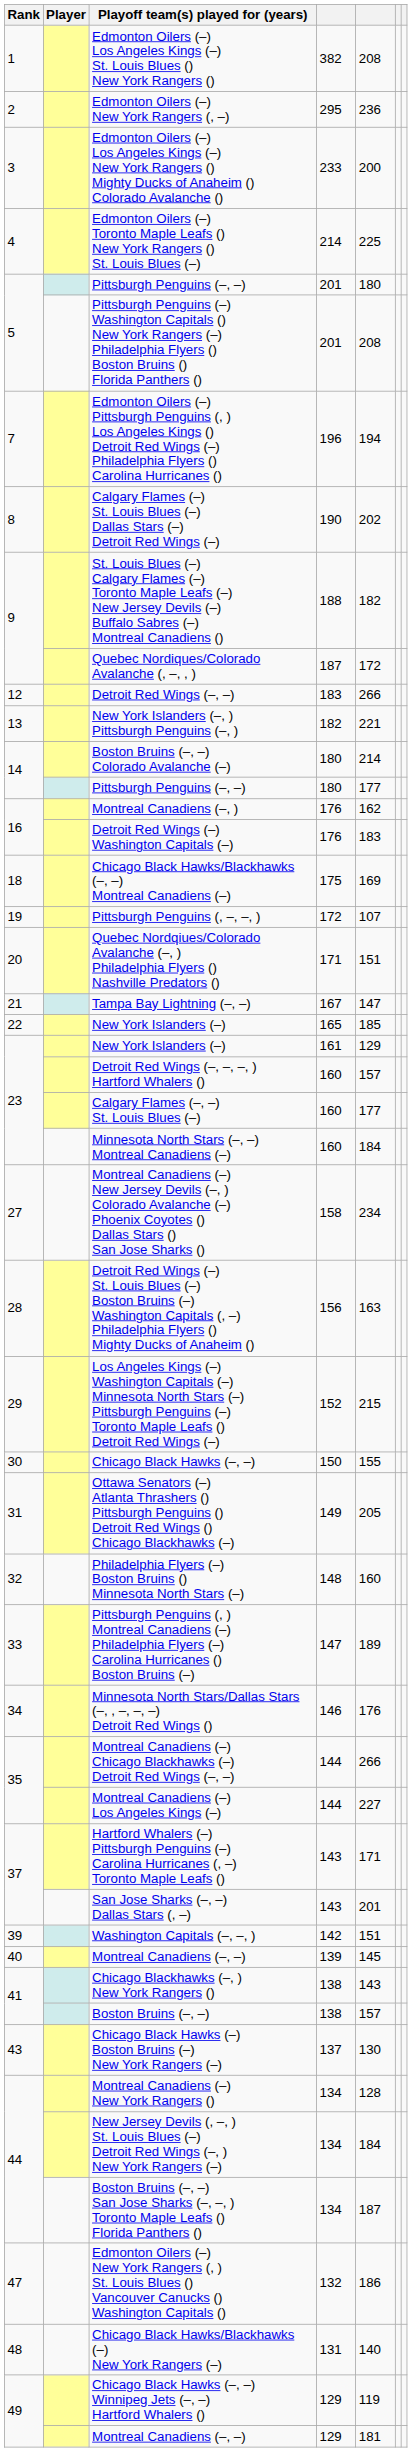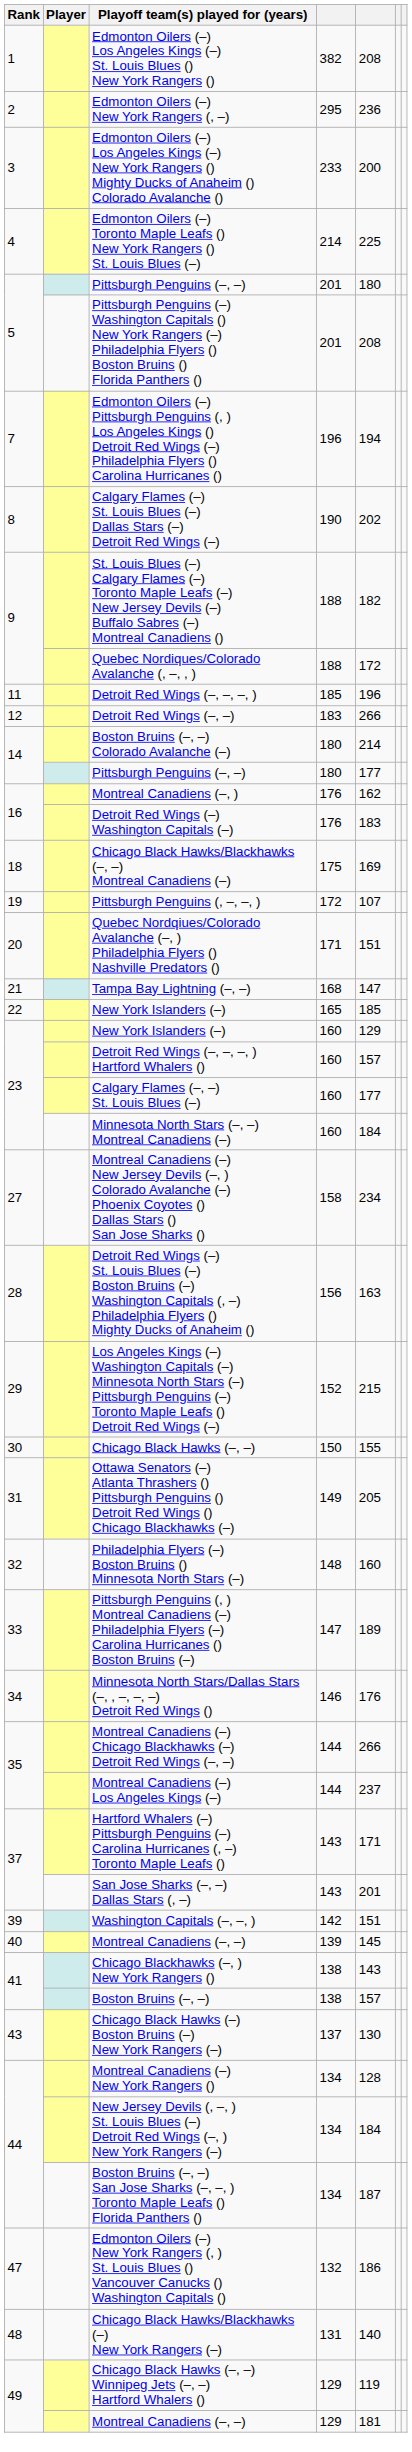(331, 666) 187 -> (331, 666) 188
+ row: (14, 694)
- row: (15, 723)
(331, 1003) 167 -> (331, 989) 168
(331, 1046) 161 -> (331, 1031) 160
(370, 1805) 227 -> (370, 1790) 237
